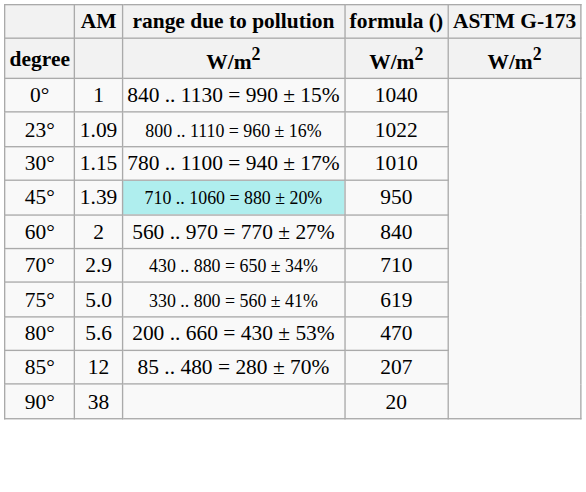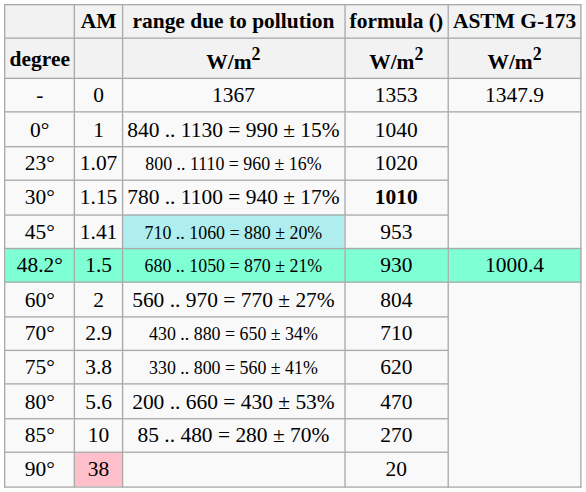+ row: (40, 95)
(99, 129) 1.09 -> (99, 163) 1.07
(396, 129) 1022 -> (396, 163) 1020
(396, 163) normal -> (396, 197) bold
(99, 197) 1.39 -> (99, 231) 1.41
(396, 197) 950 -> (396, 231) 953
+ row: (40, 265)
(396, 231) 840 -> (396, 299) 804
(99, 299) 5.0 -> (99, 367) 3.8
(396, 299) 619 -> (396, 367) 620
(99, 367) 12 -> (99, 435) 10
(396, 367) 207 -> (396, 435) 270
(99, 401) no background -> (99, 469) pink background
